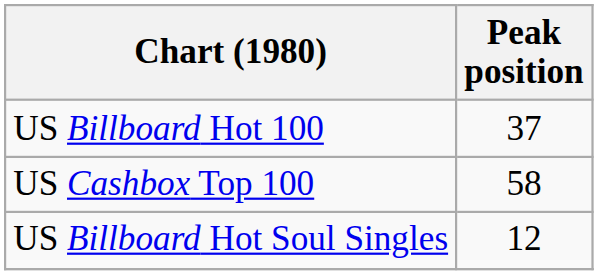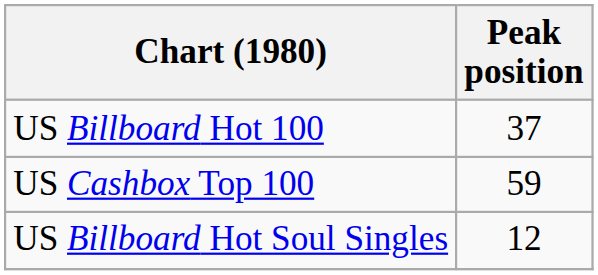(524, 183) 58 -> (524, 183) 59
